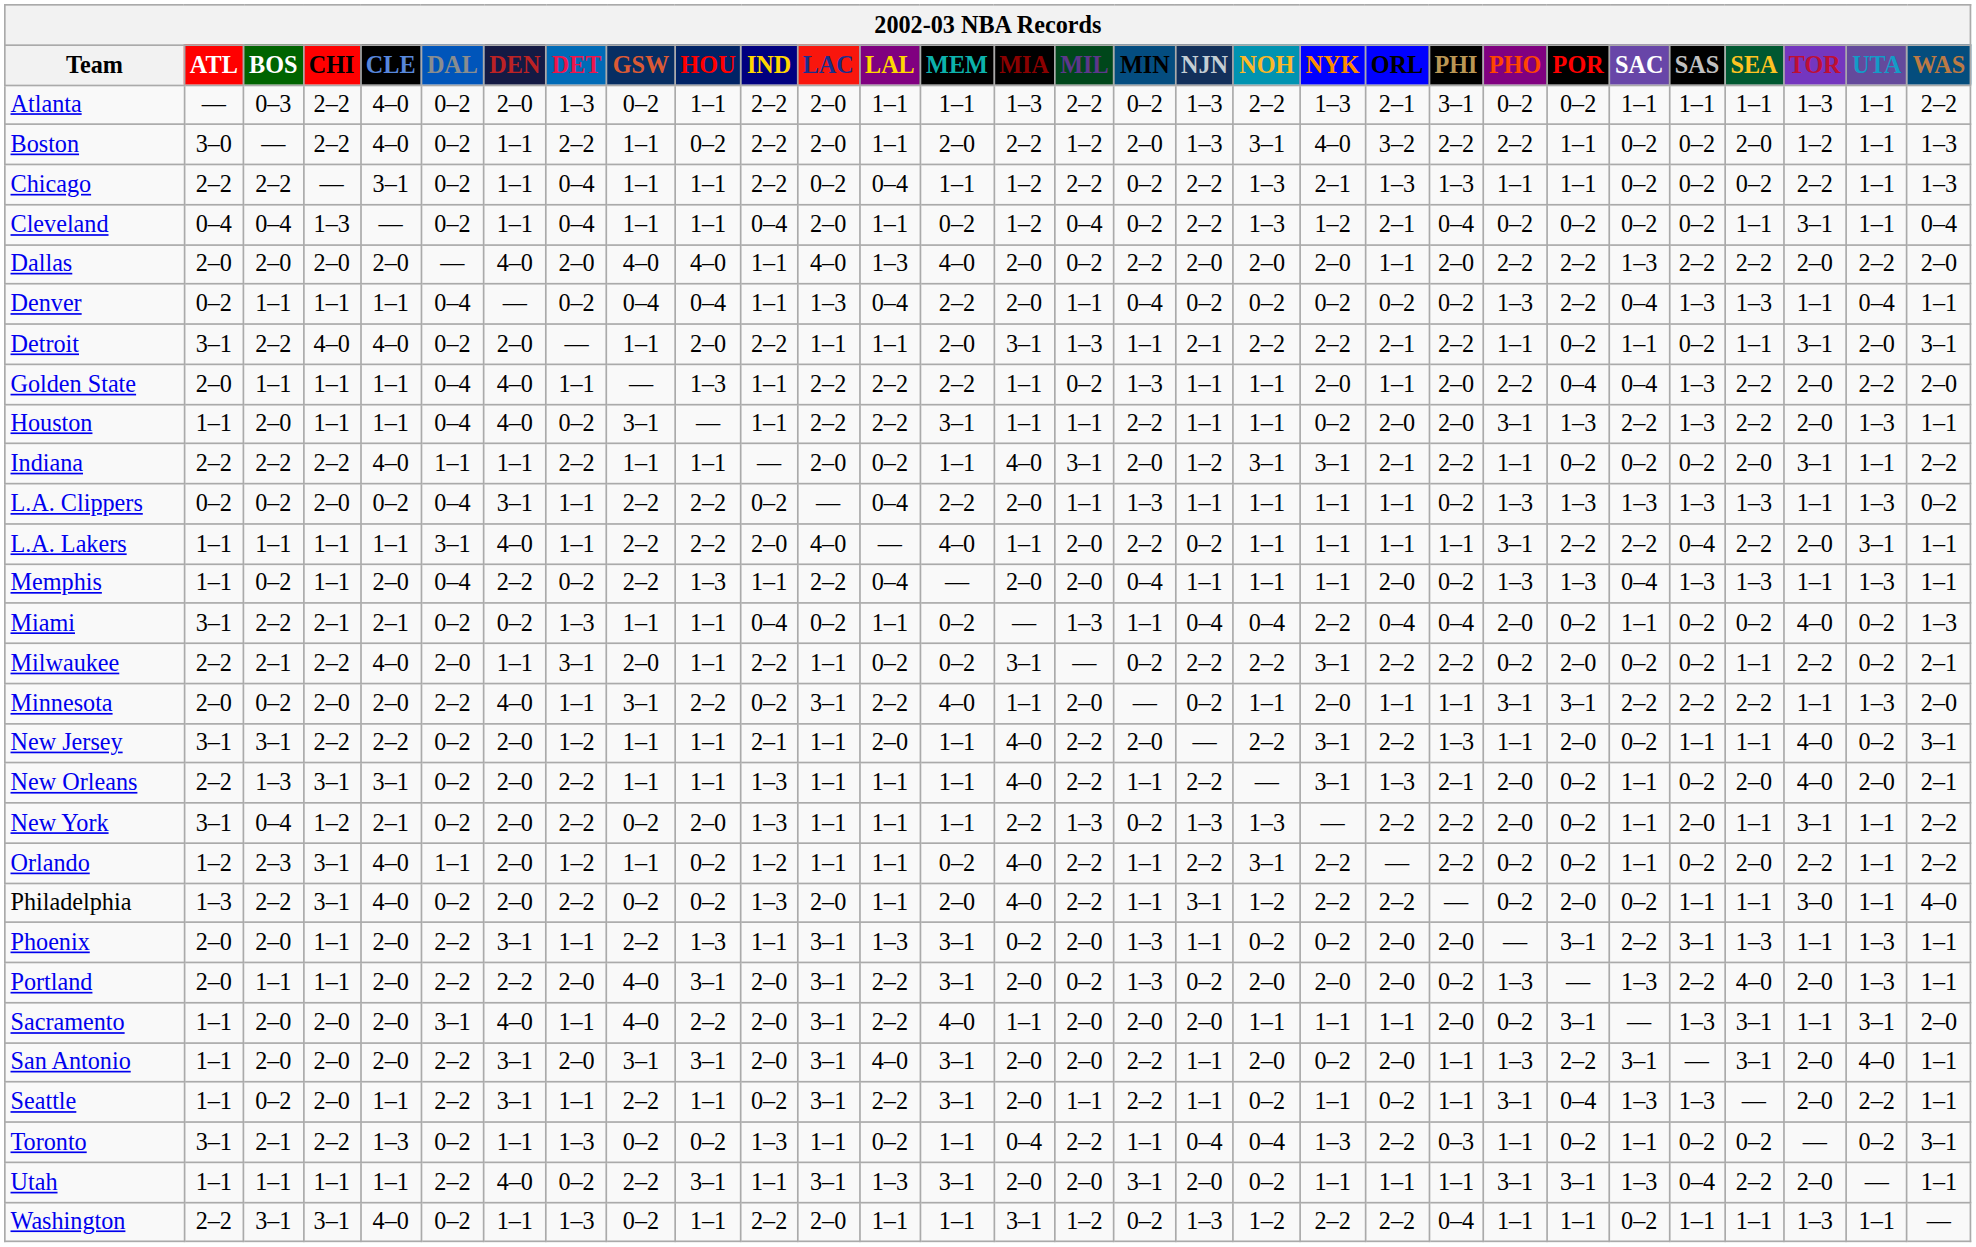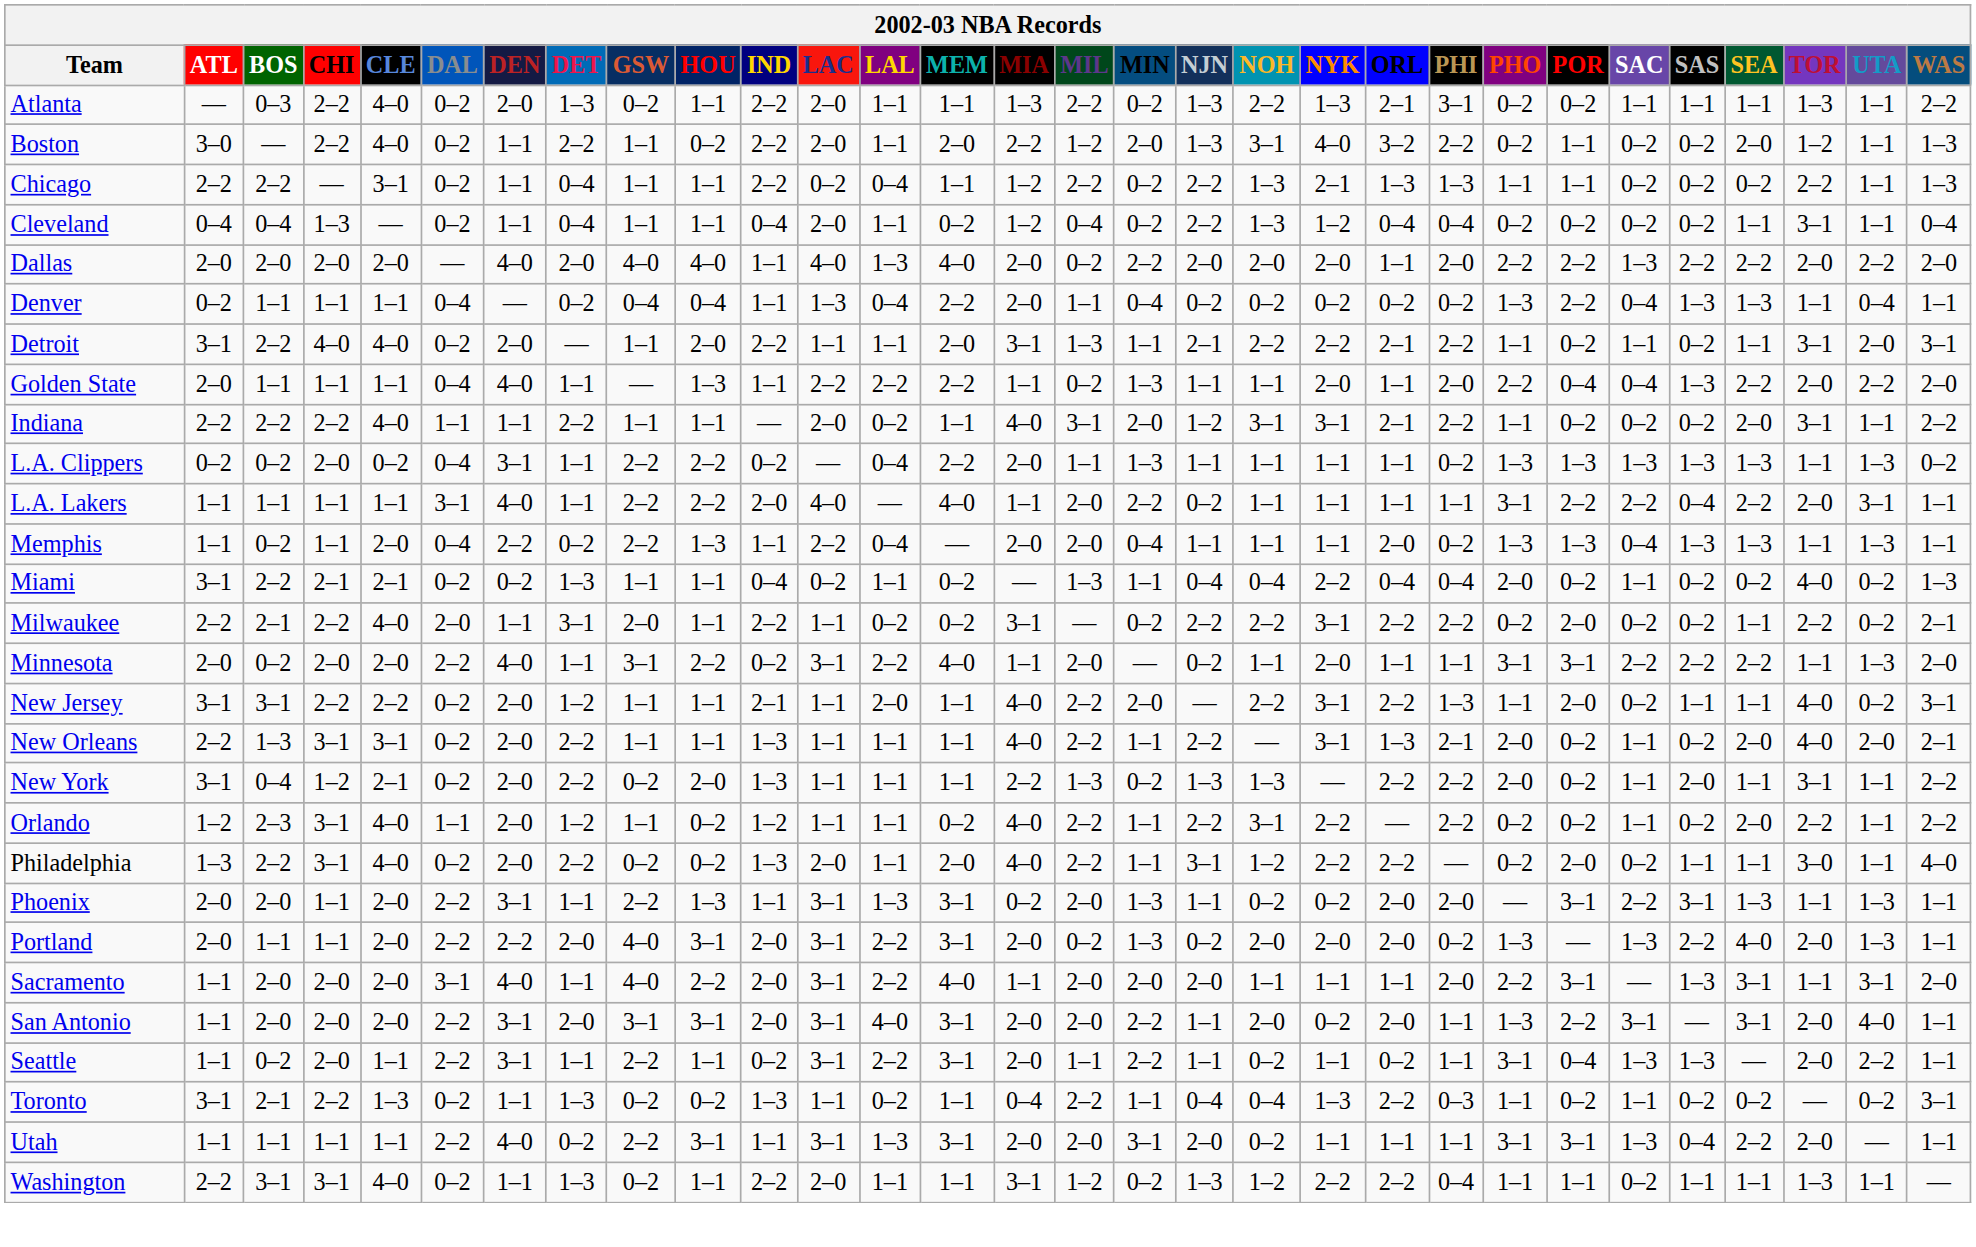(1515, 144) 2–2 -> (1515, 144) 0–2
(1397, 224) 2–1 -> (1397, 224) 0–4
- row: (51, 423)
(1515, 1022) 0–2 -> (1515, 982) 2–2
